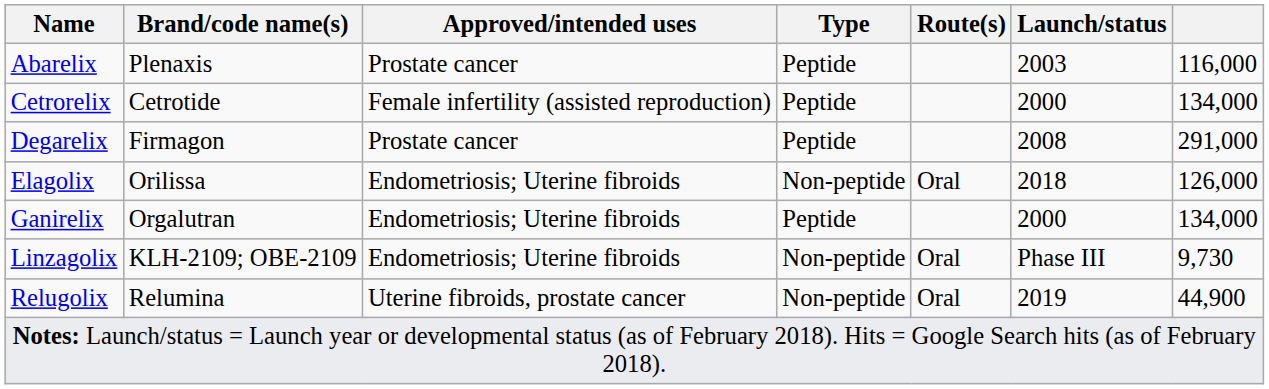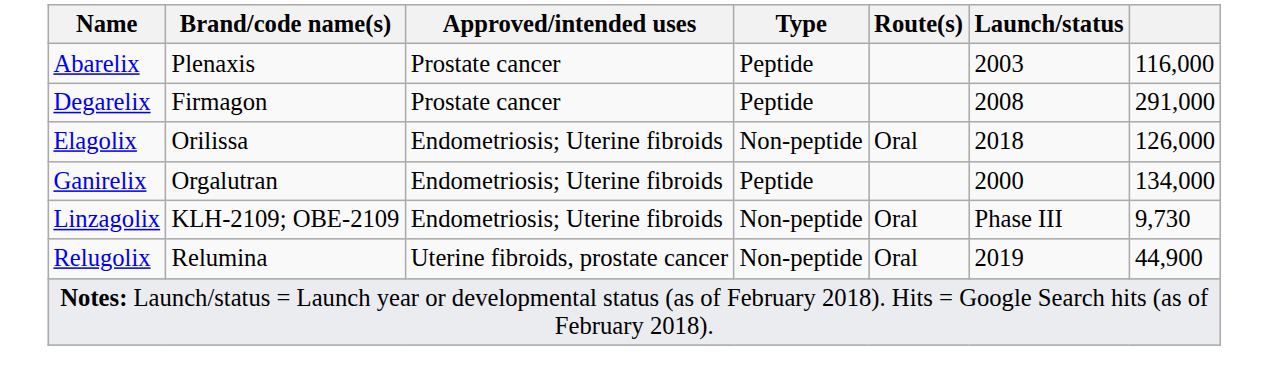- row: (61, 102)
